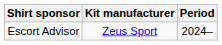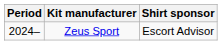columns swapped: (197, 13) <-> (43, 13)
